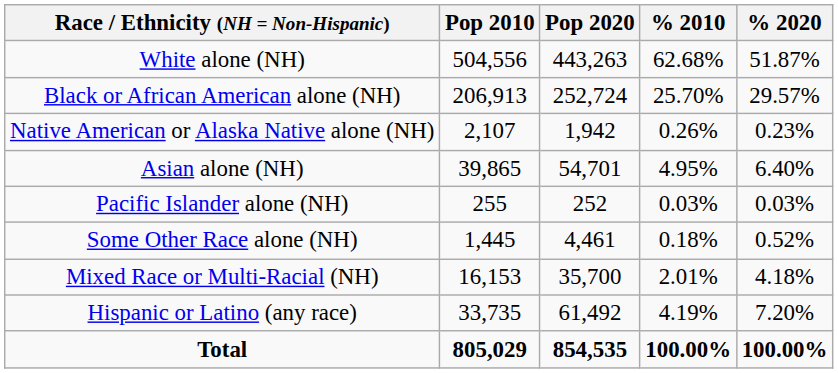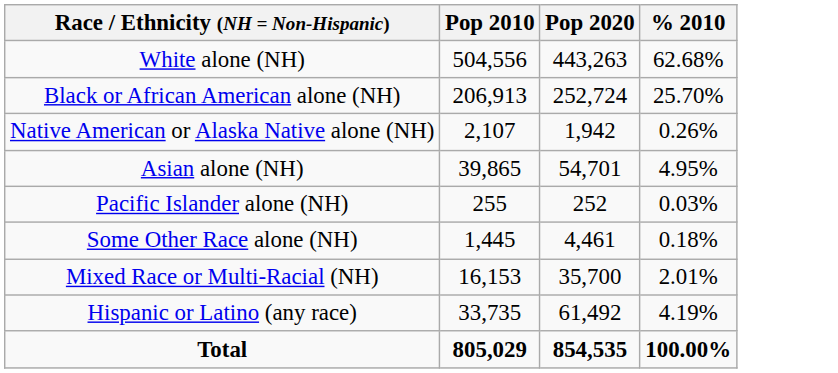- column: (785, 22)
